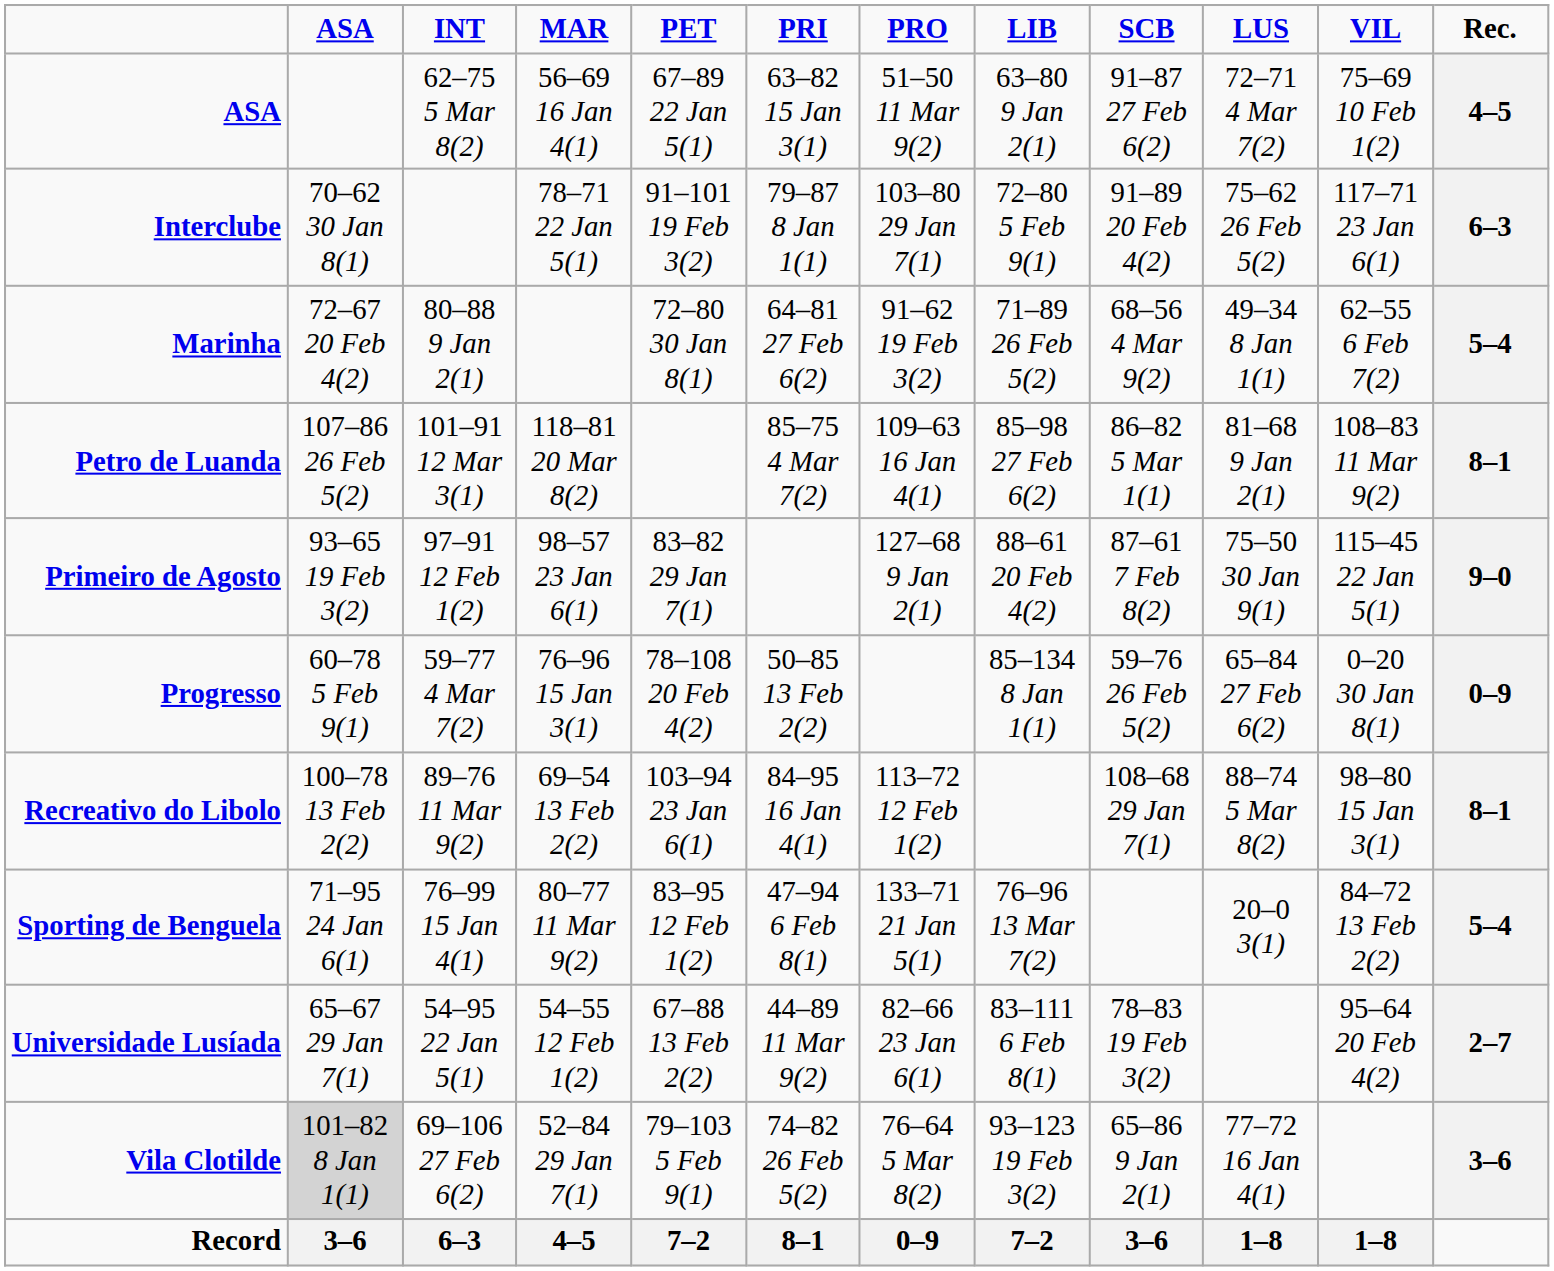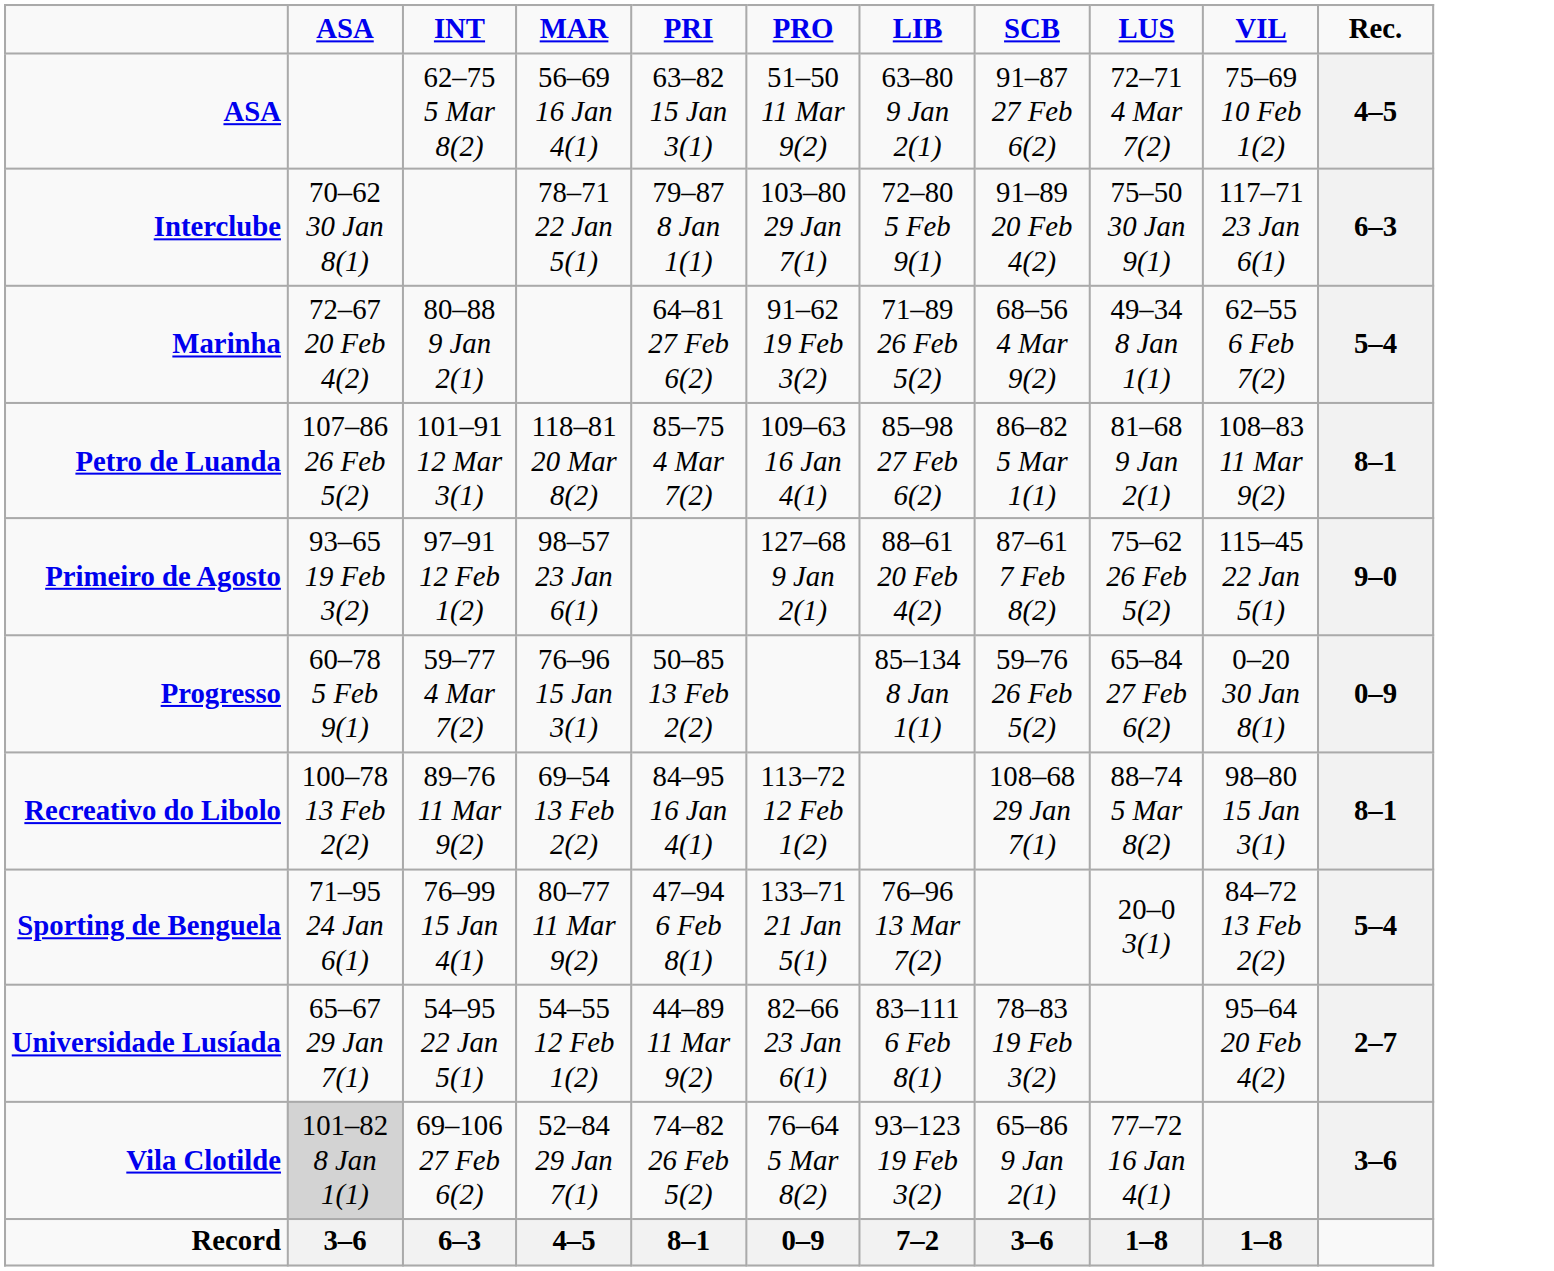- column: (689, 28)
(1261, 227) 75–62 26 Feb 5(2) -> (1147, 227) 75–50 30 Jan 9(1)
(1261, 576) 75–50 30 Jan 9(1) -> (1147, 576) 75–62 26 Feb 5(2)
